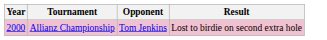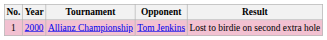+ column: (13, 12)
